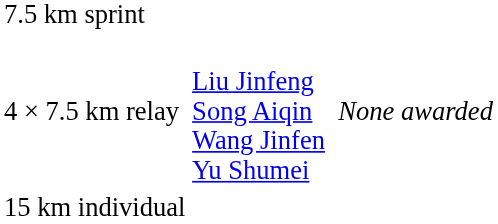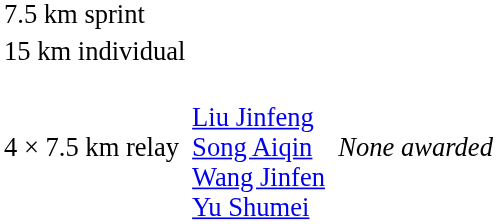rows swapped: (95, 207) <-> (92, 110)
